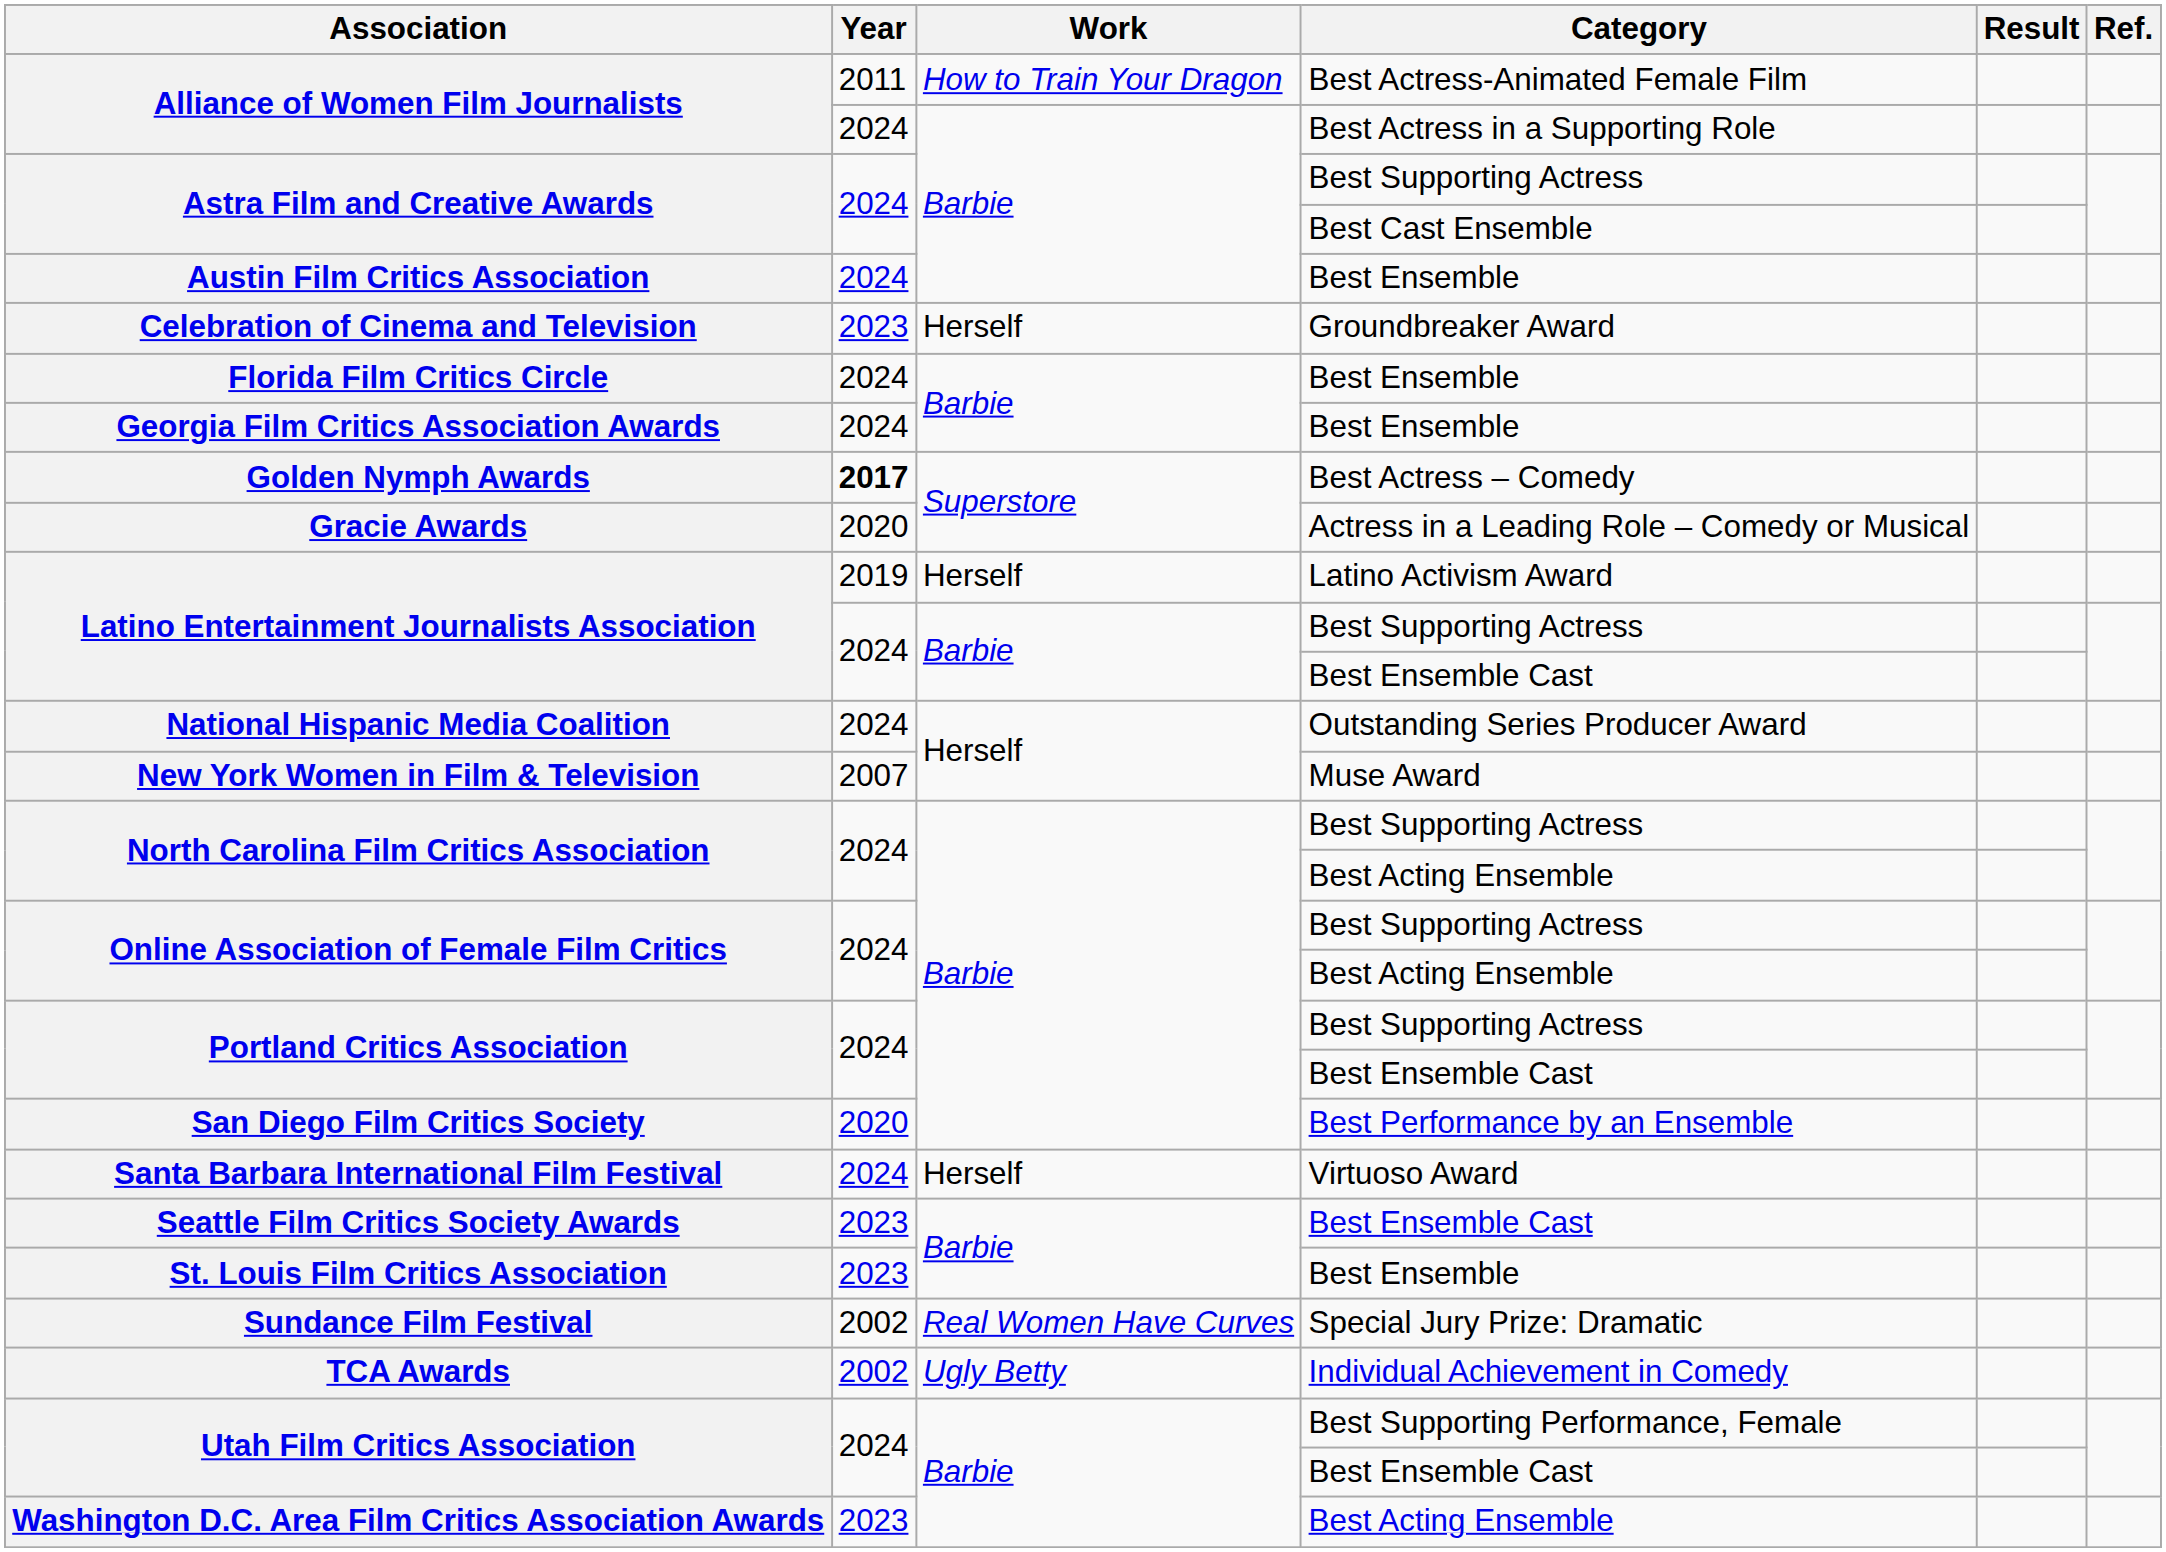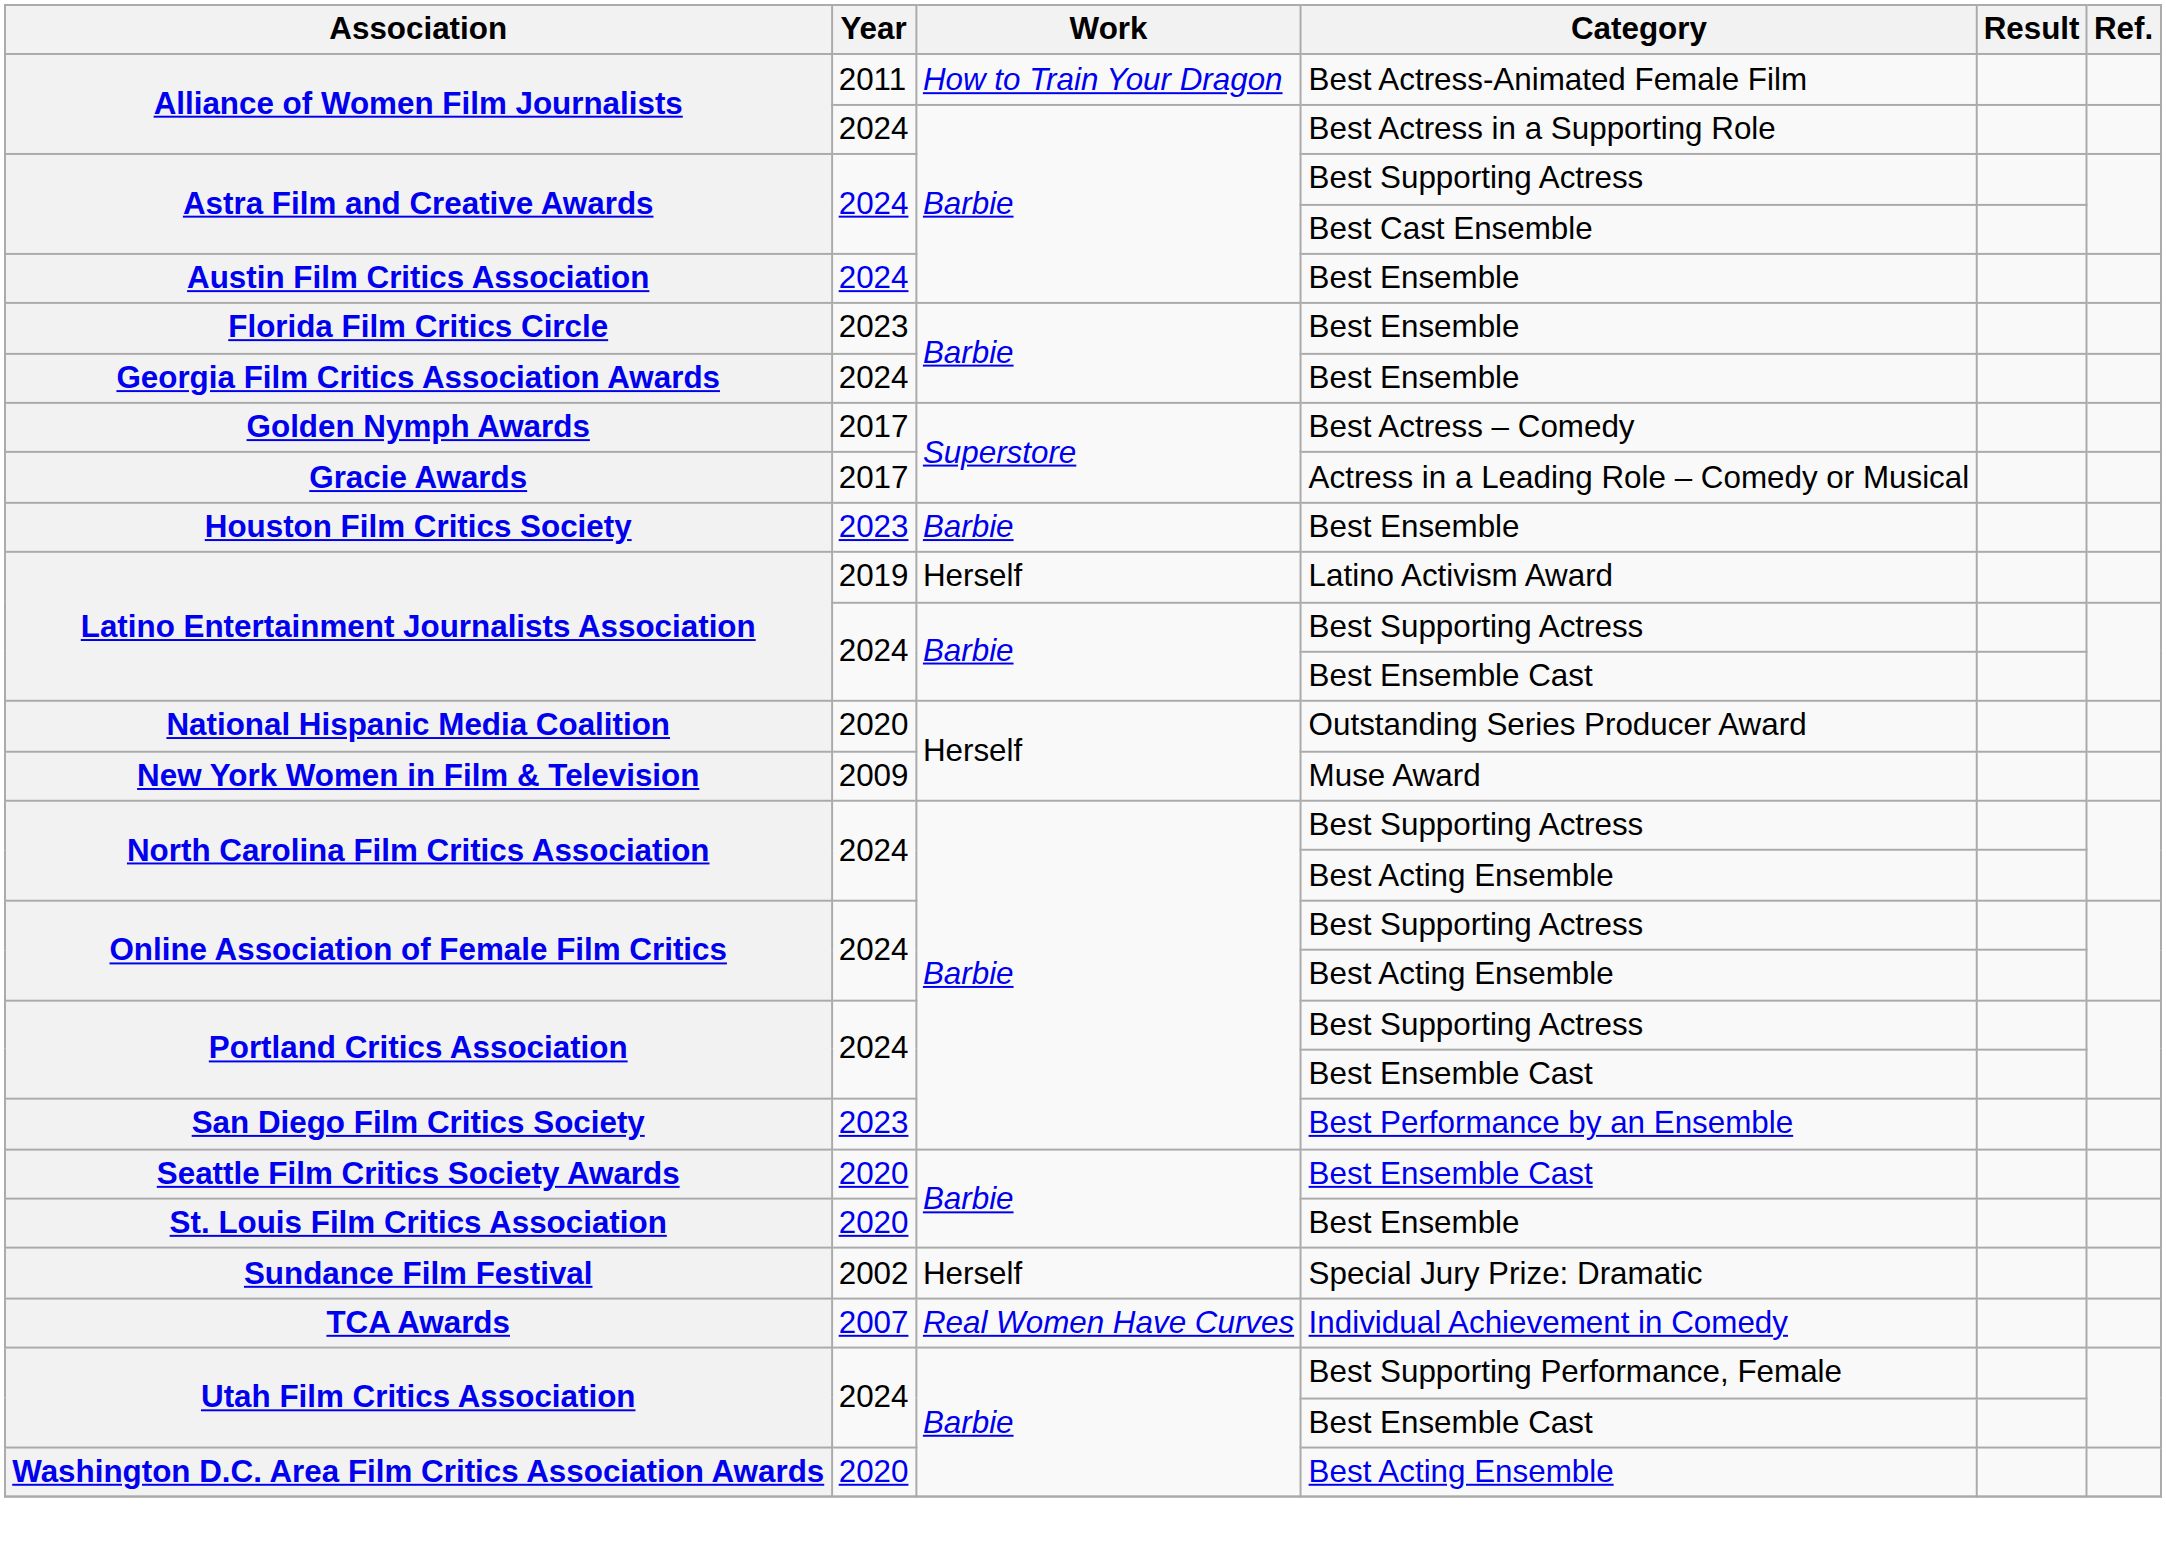- row: (418, 327)
(874, 377) 2024 -> (874, 327) 2023
(874, 476) bold -> (874, 427) normal
(874, 526) 2020 -> (874, 476) 2017
+ row: (418, 526)
(874, 725) 2024 -> (874, 725) 2020
(874, 775) 2007 -> (874, 775) 2009
(874, 1123) 2020 -> (874, 1123) 2023
- row: (418, 1173)
(874, 1223) 2023 -> (874, 1173) 2020
(874, 1272) 2023 -> (874, 1223) 2020
(1109, 1322) Real Women Have Curves -> (973, 1272) Herself
(874, 1372) 2002 -> (874, 1322) 2007
(994, 1372) Ugly Betty -> (1109, 1322) Real Women Have Curves
(874, 1521) 2023 -> (874, 1471) 2020
